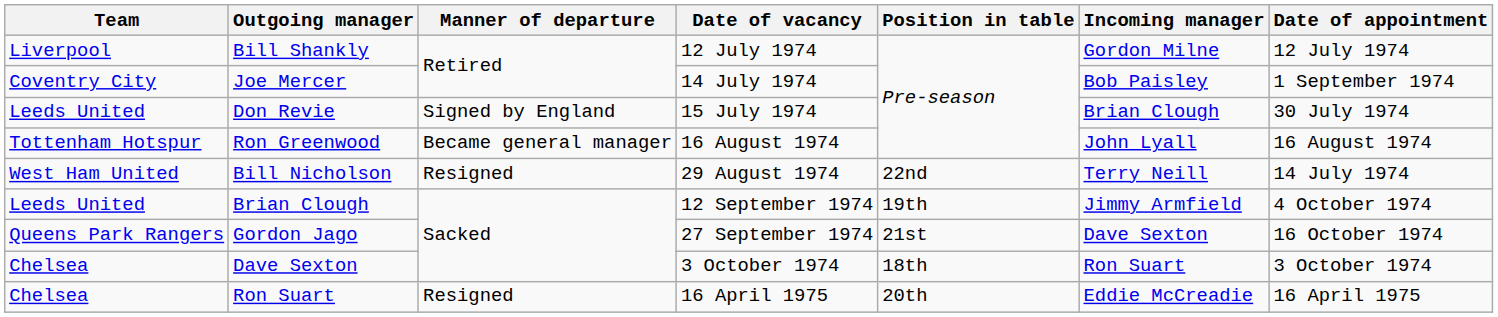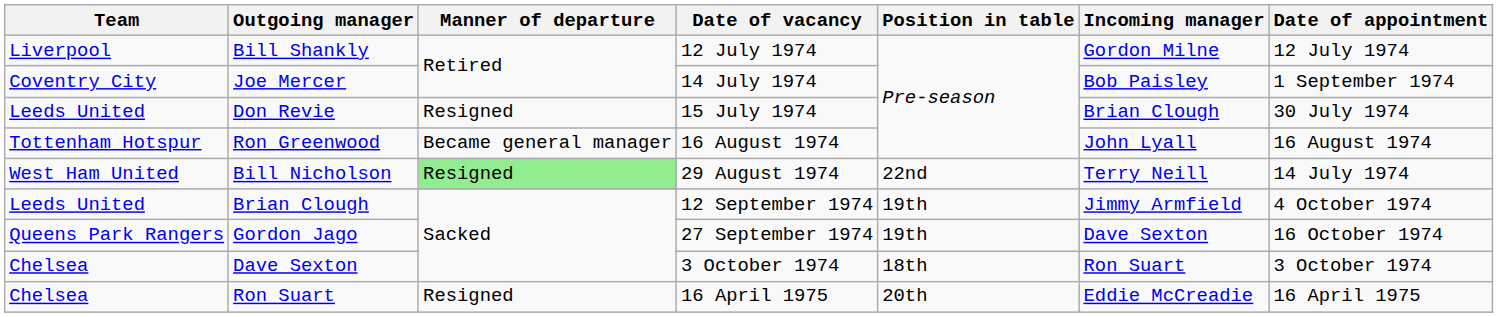(519, 112) Signed by England -> (468, 112) Resigned
(468, 174) no background -> (468, 174) lightgreen background
(905, 235) 21st -> (905, 235) 19th
